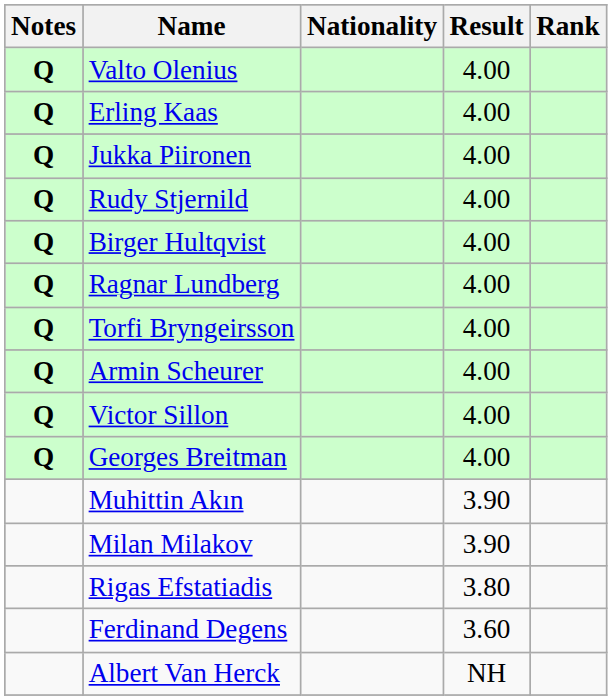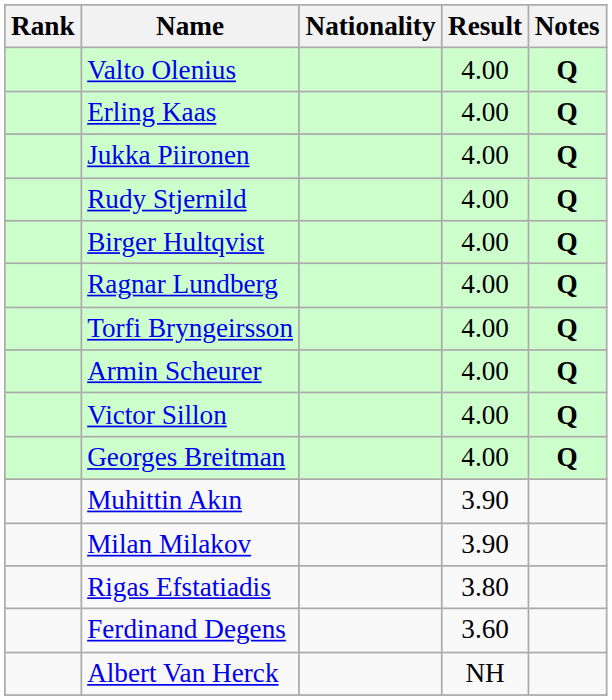columns swapped: (568, 26) <-> (44, 26)
